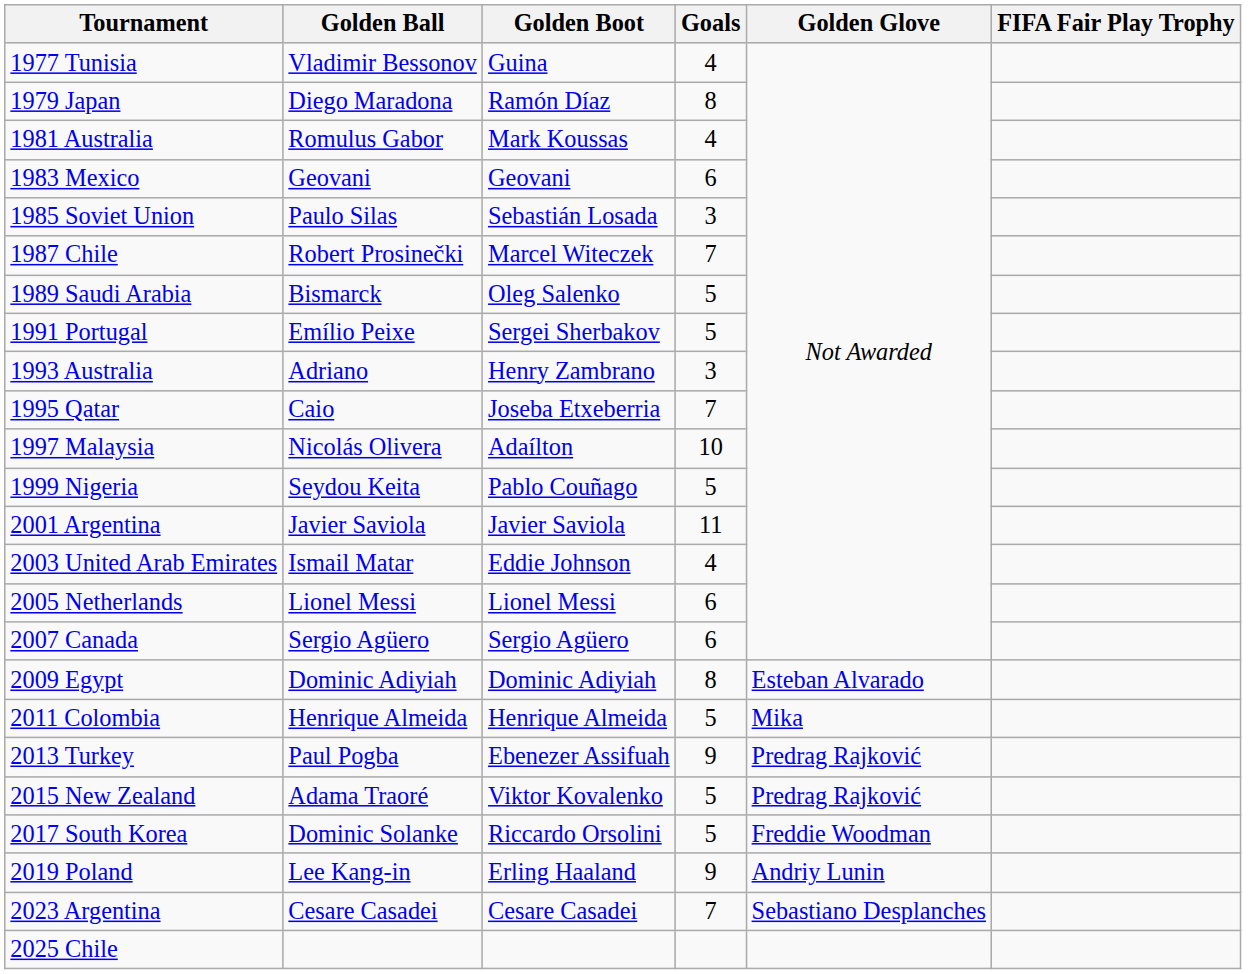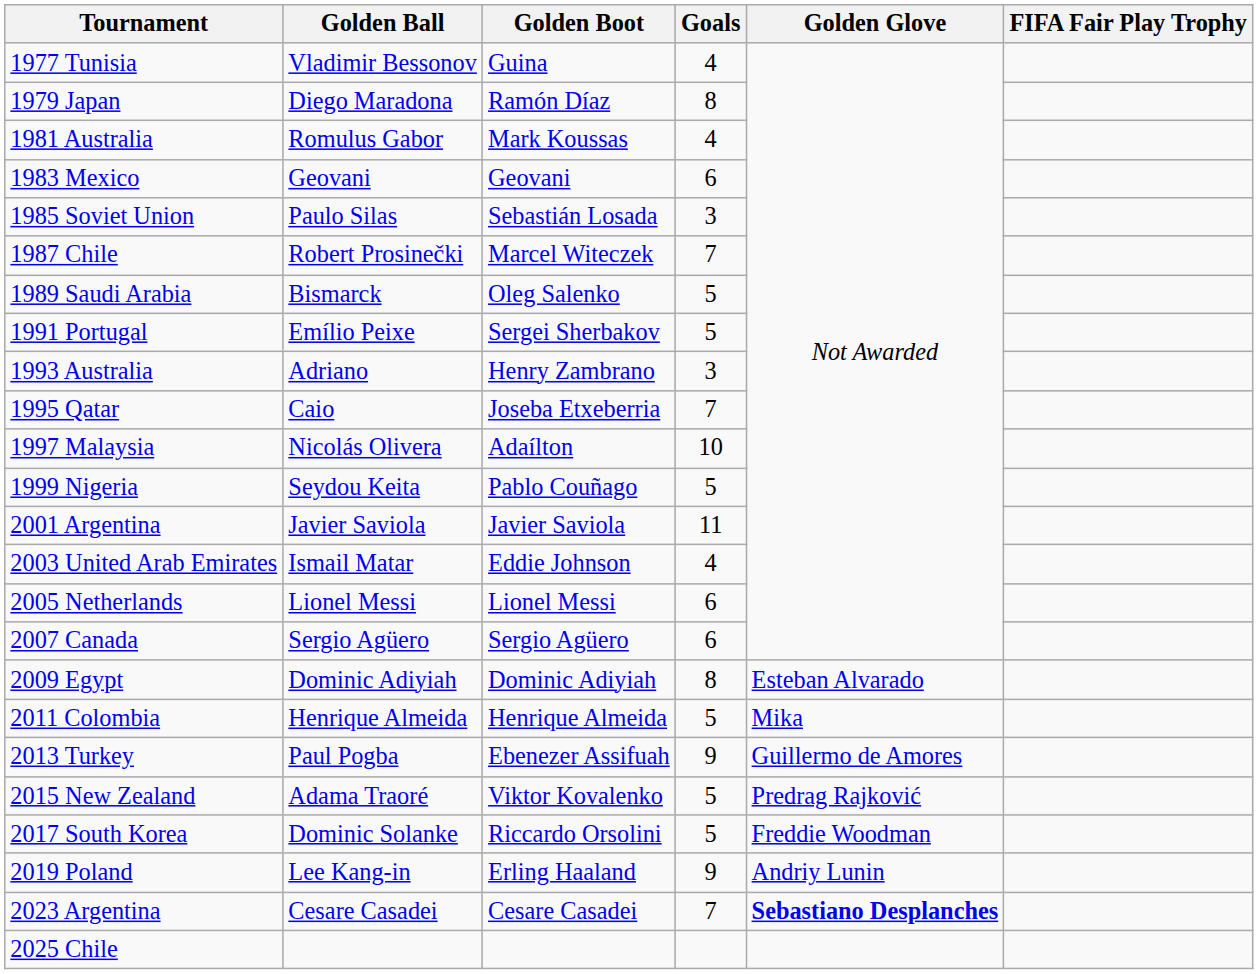(836, 756) Predrag Rajković -> (857, 756) Guillermo de Amores
(869, 910) normal -> (875, 910) bold
